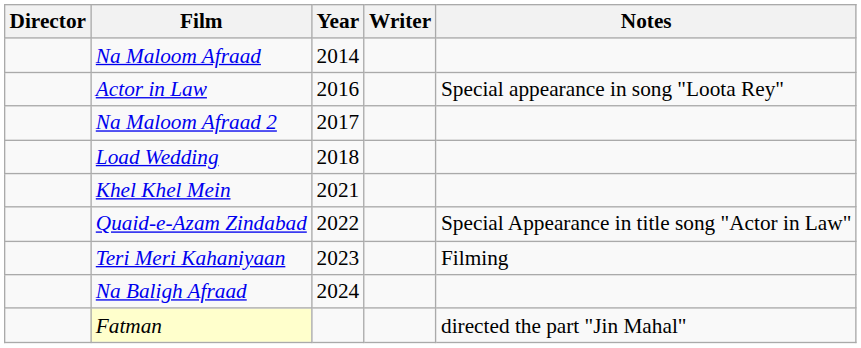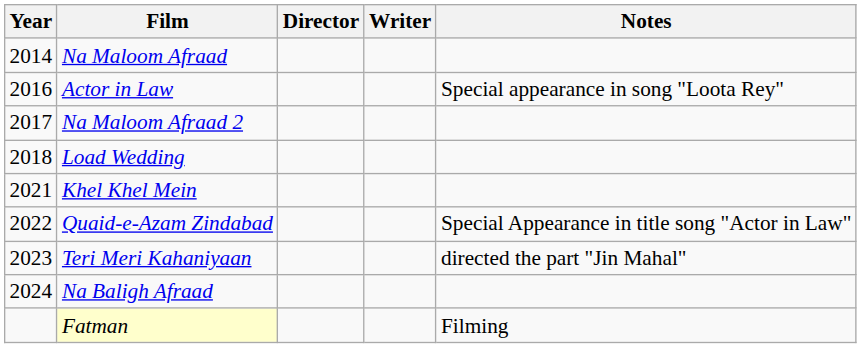columns swapped: (338, 21) <-> (48, 21)
(475, 257) Filming -> (564, 257) directed the part "Jin Mahal"
(564, 325) directed the part "Jin Mahal" -> (475, 325) Filming
